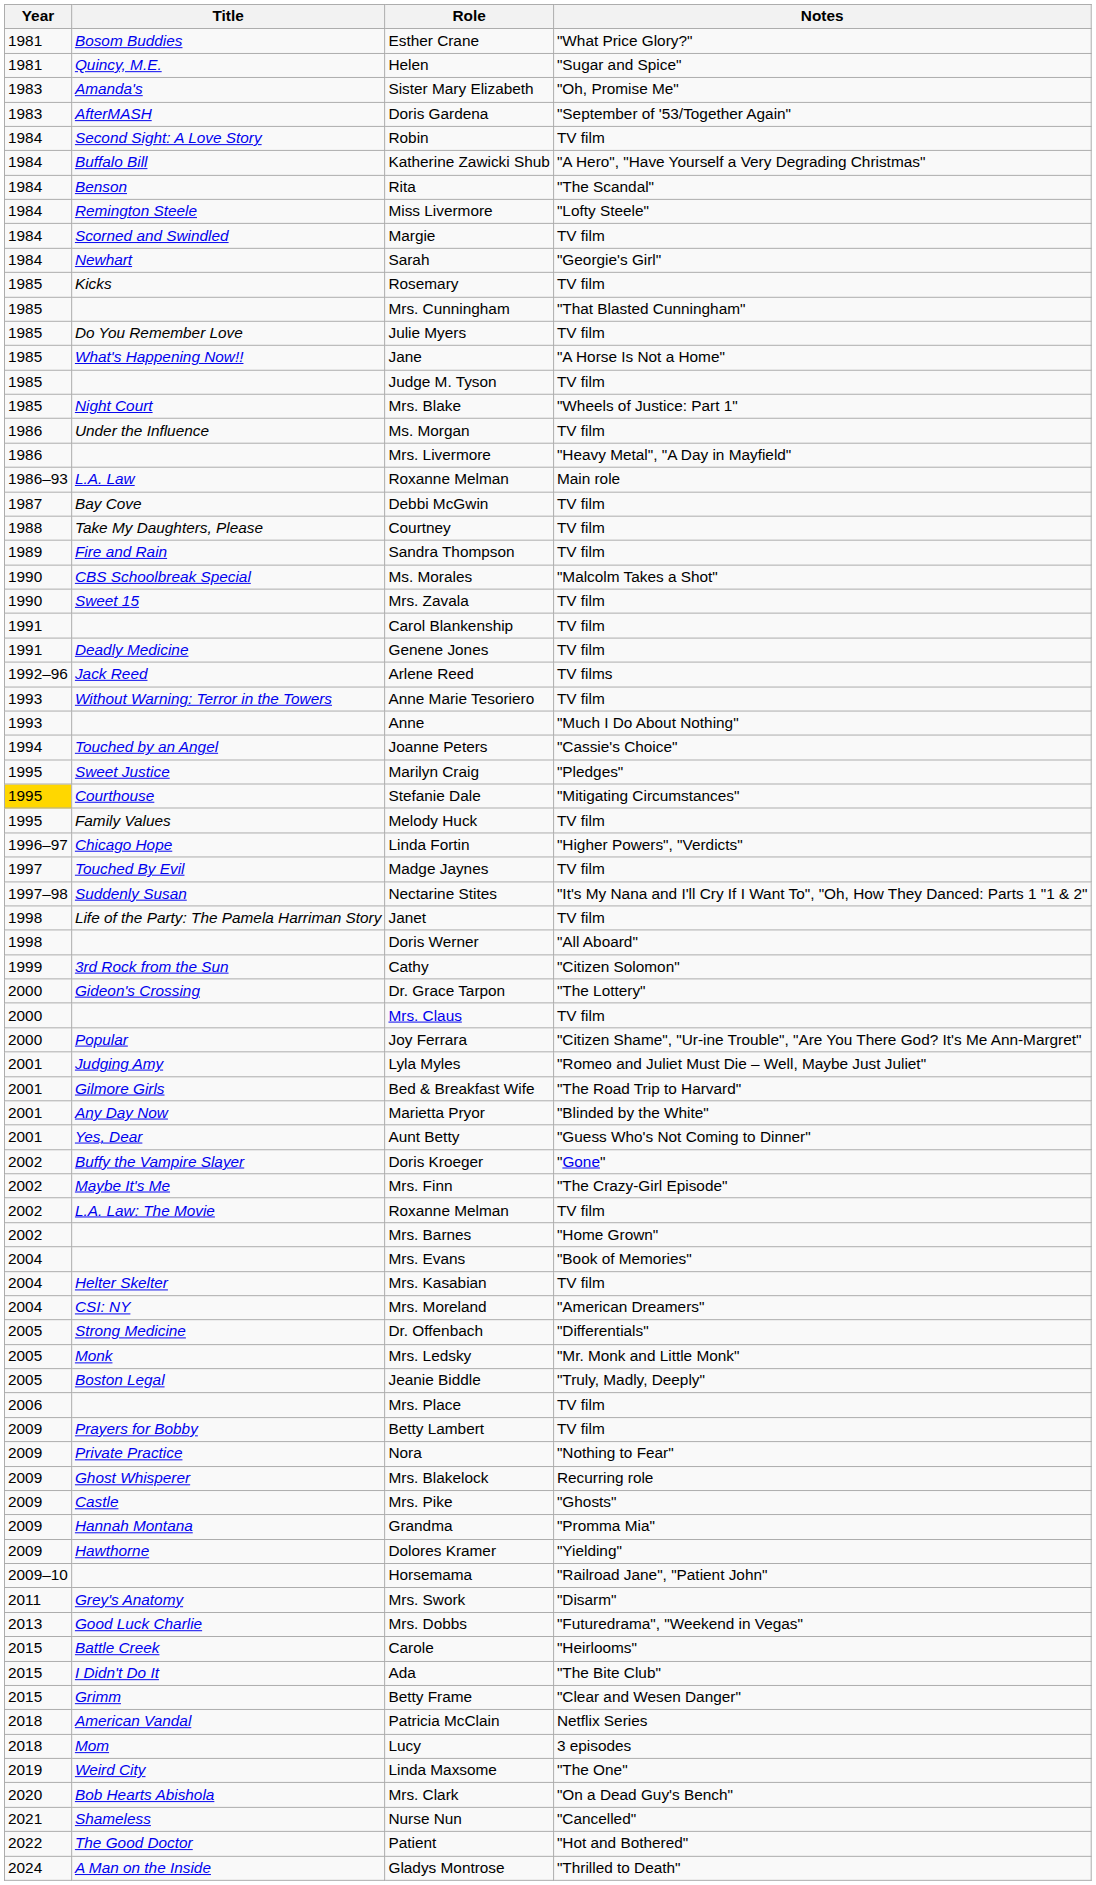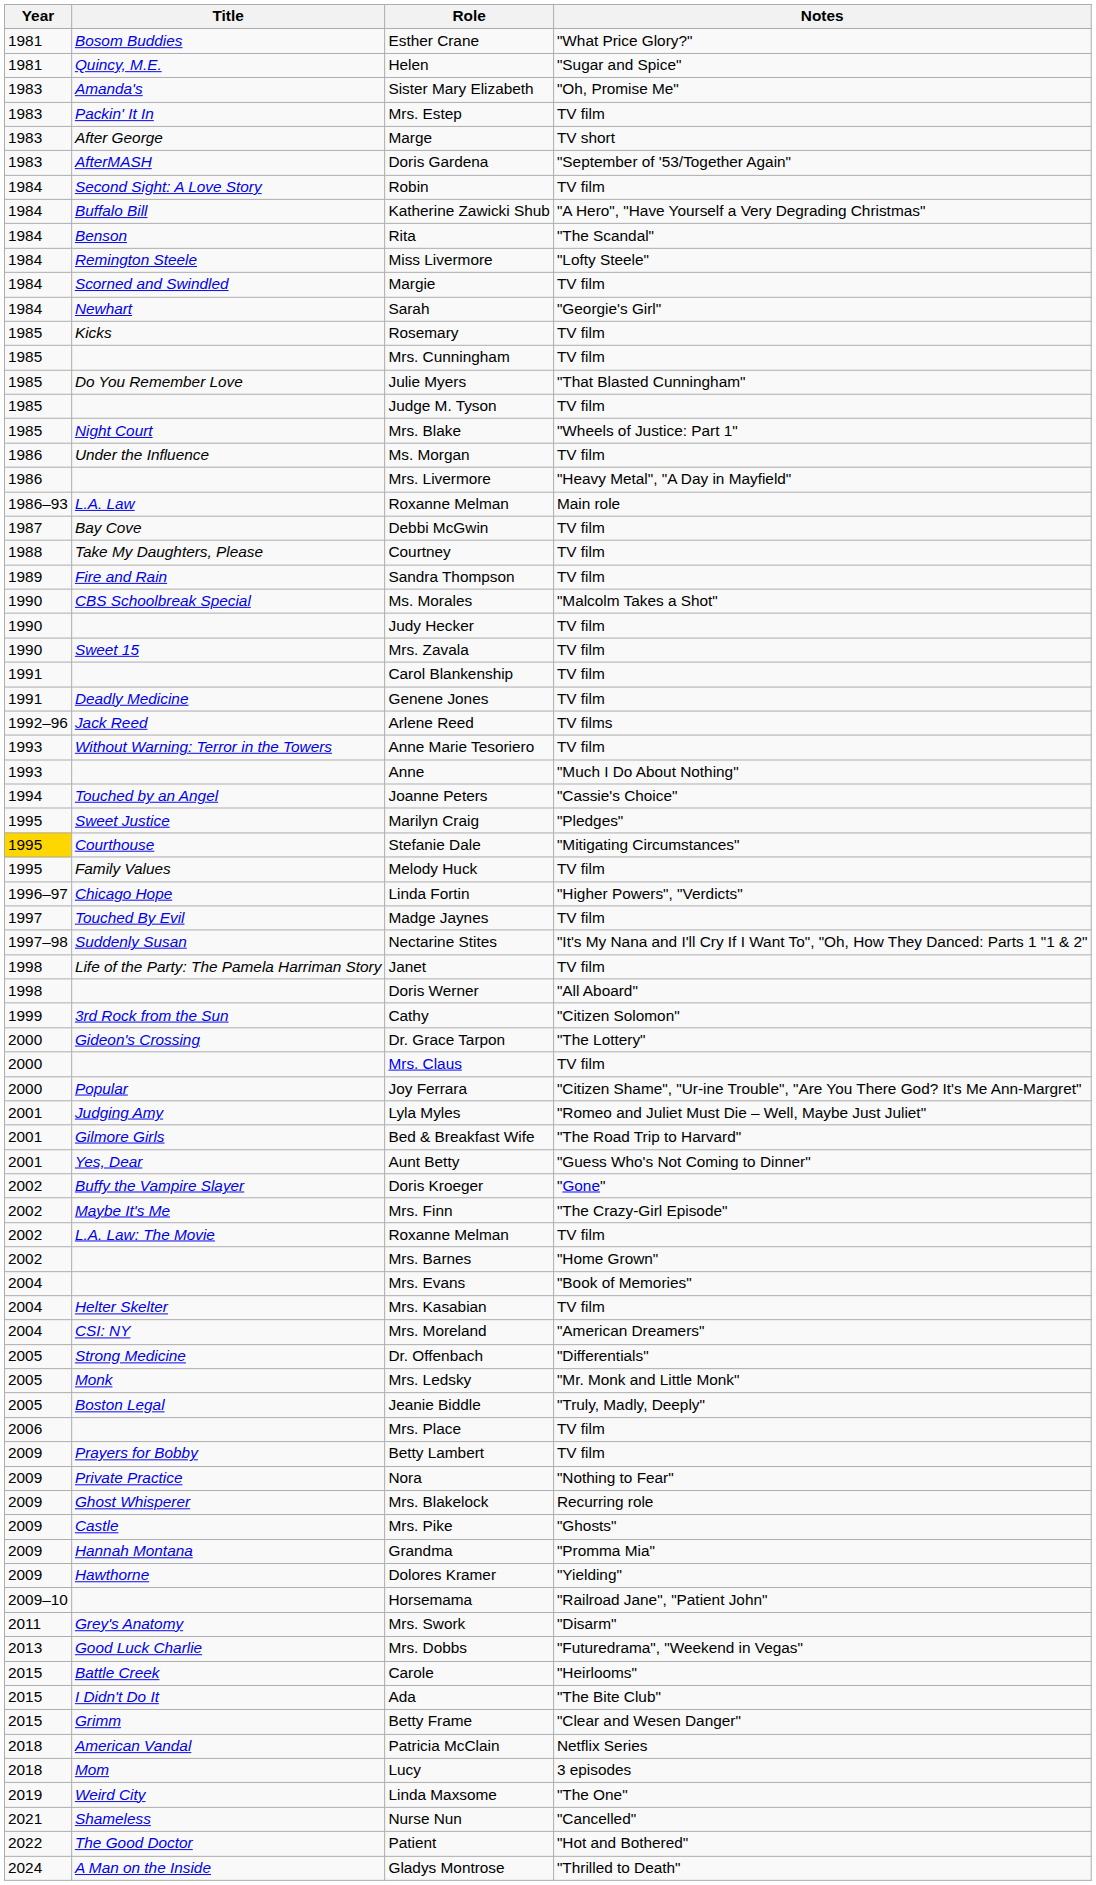+ row: (114, 114)
+ row: (119, 138)
(651, 308) "That Blasted Cunningham" -> (581, 357) TV film
(581, 333) TV film -> (651, 382) "That Blasted Cunningham"
- row: (159, 357)
+ row: (228, 626)
- row: (121, 1112)
- row: (145, 1794)
